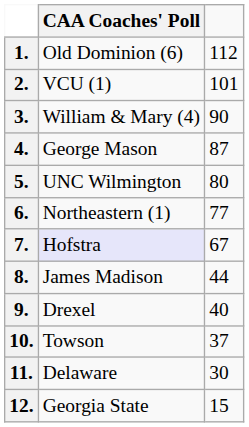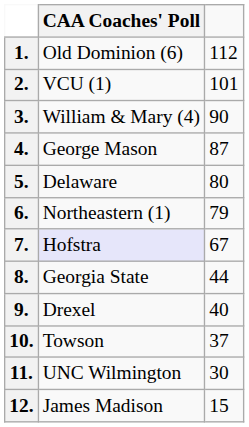(112, 181) UNC Wilmington -> (80, 181) Delaware
(219, 213) 77 -> (219, 213) 79
(103, 277) James Madison -> (96, 277) Georgia State
(80, 373) Delaware -> (112, 373) UNC Wilmington
(96, 405) Georgia State -> (103, 405) James Madison
